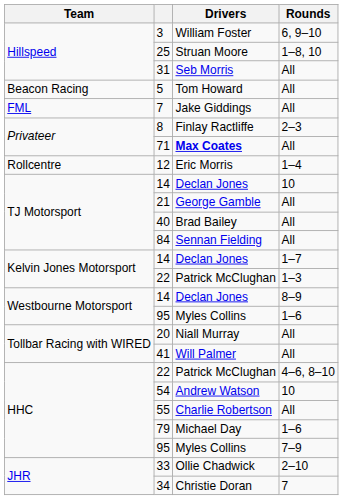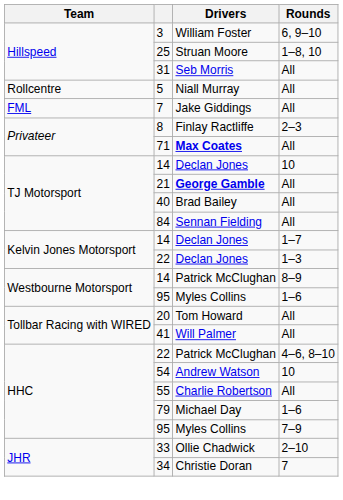(48, 89) Beacon Racing -> (34, 89) Rollcentre
(209, 89) Tom Howard -> (207, 89) Niall Murray
- row: (163, 164)
(218, 202) normal -> (220, 183) bold
(226, 278) Patrick McClughan -> (212, 259) Declan Jones
(212, 296) Declan Jones -> (226, 278) Patrick McClughan
(207, 334) Niall Murray -> (209, 315) Tom Howard
